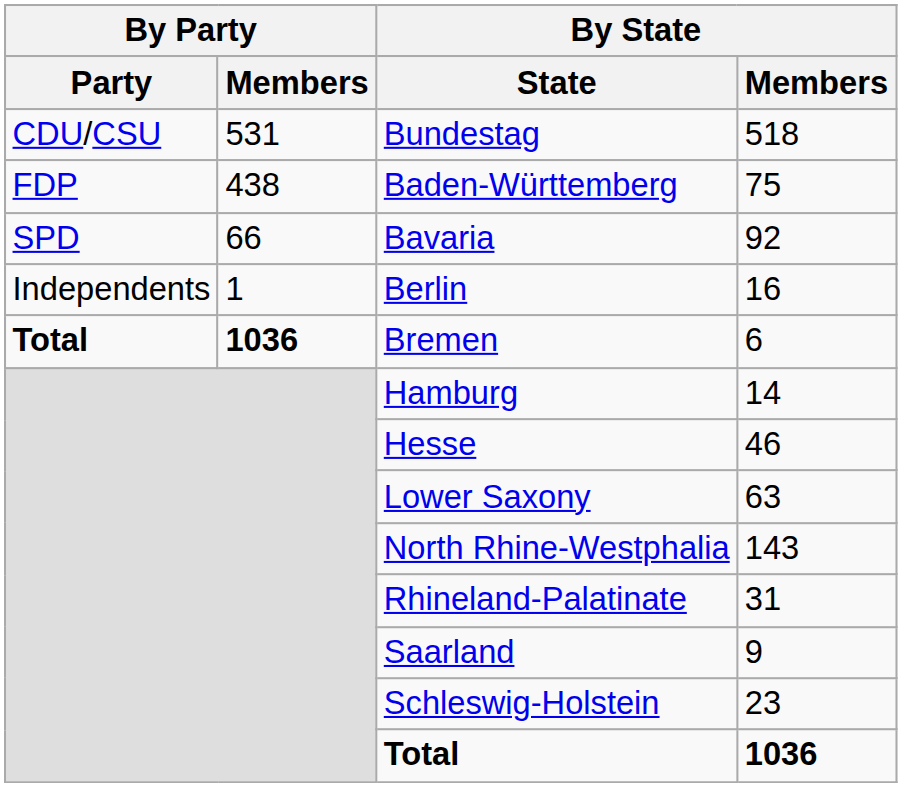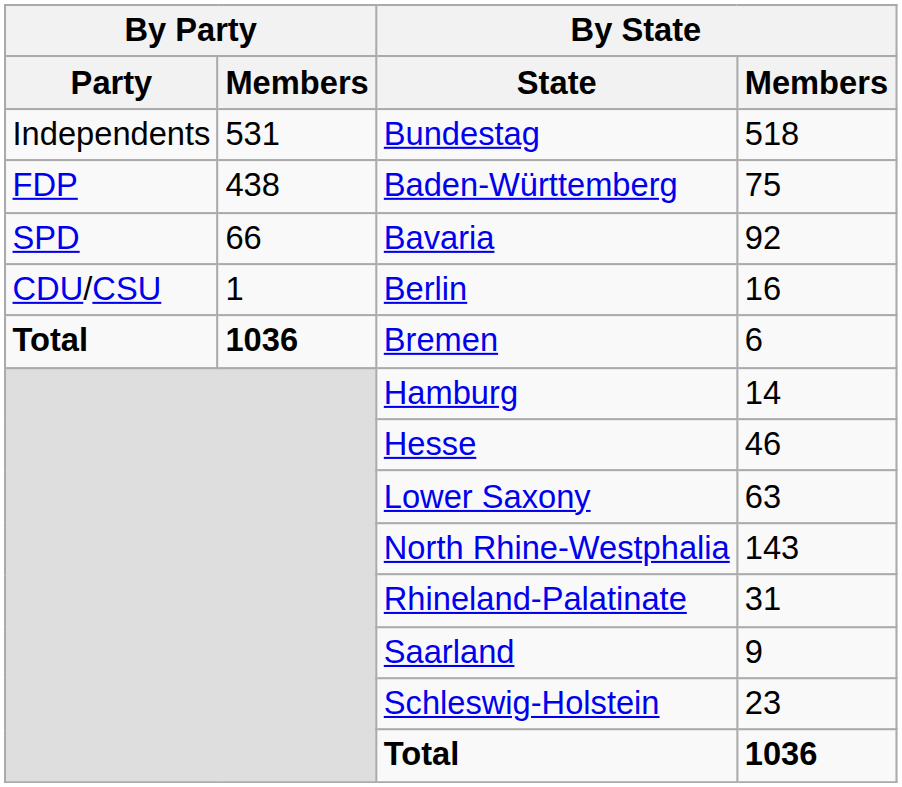(87, 133) CDU/CSU -> (111, 133) Independents
(111, 289) Independents -> (87, 289) CDU/CSU
